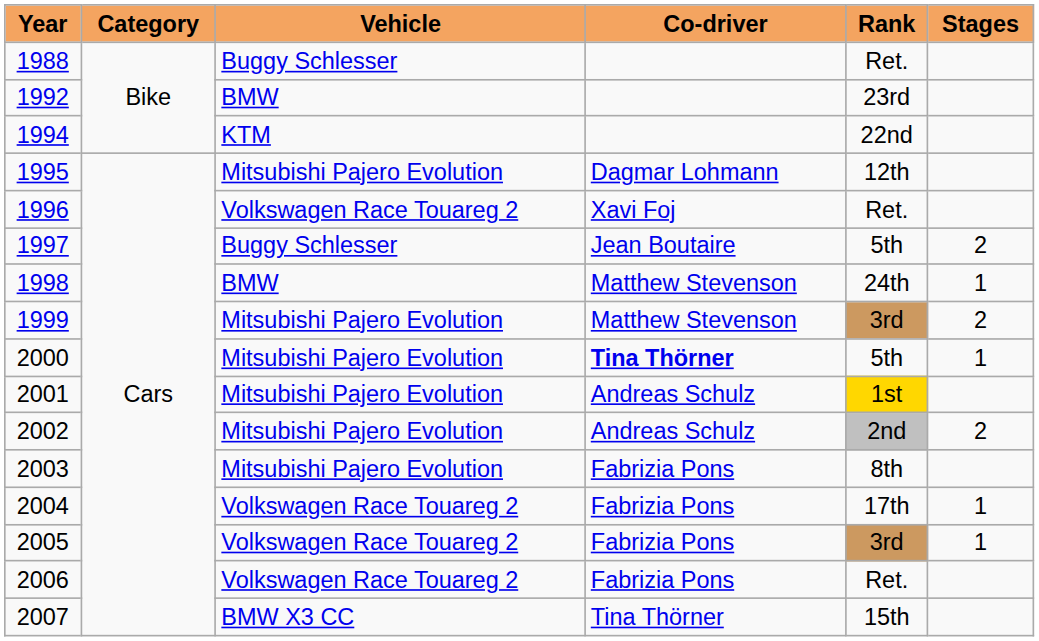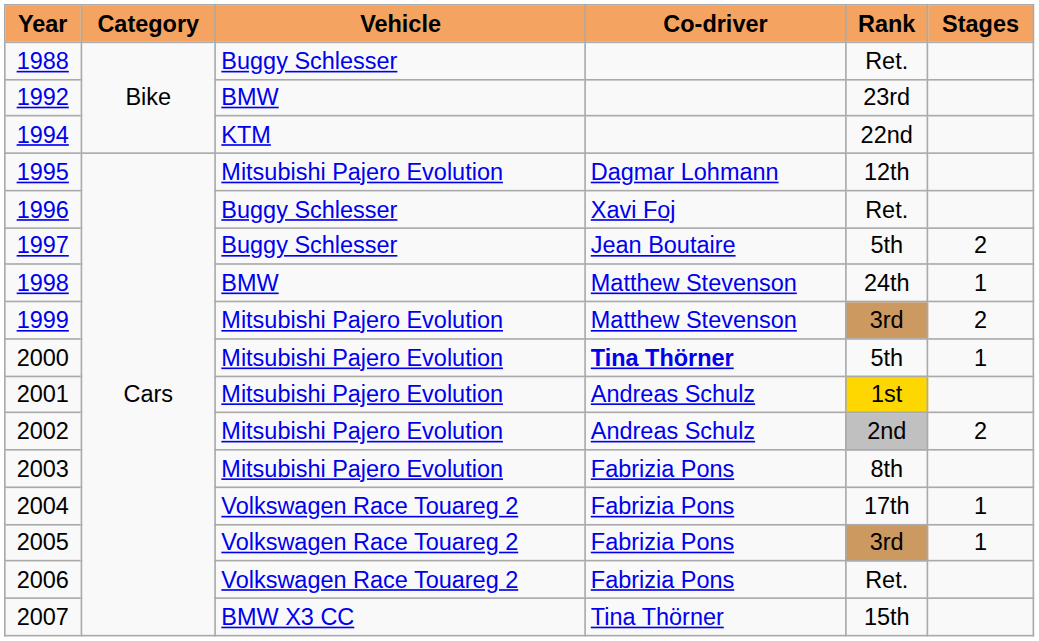(370, 209) Volkswagen Race Touareg 2 -> (309, 209) Buggy Schlesser
